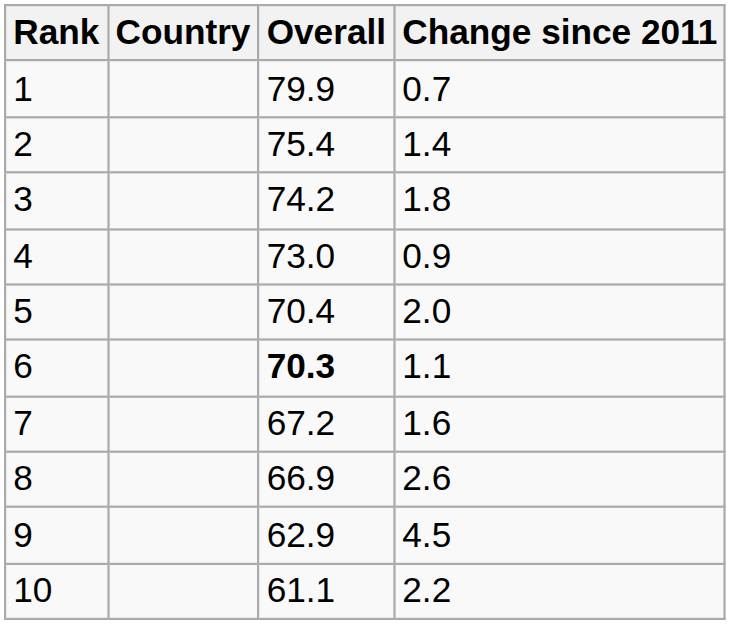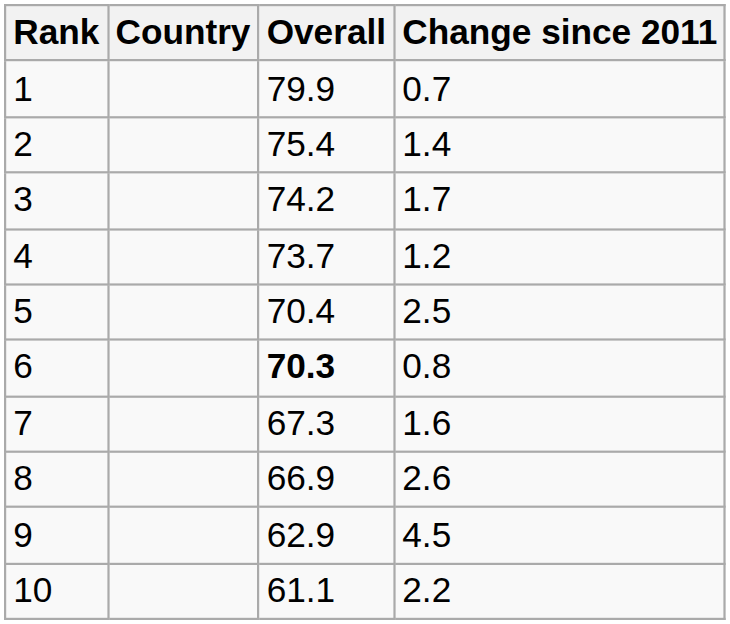(427, 199) 1.8 -> (427, 199) 1.7
(301, 255) 73.0 -> (301, 255) 73.7
(427, 255) 0.9 -> (427, 255) 1.2
(427, 311) 2.0 -> (427, 311) 2.5
(427, 367) 1.1 -> (427, 367) 0.8
(301, 423) 67.2 -> (301, 423) 67.3
